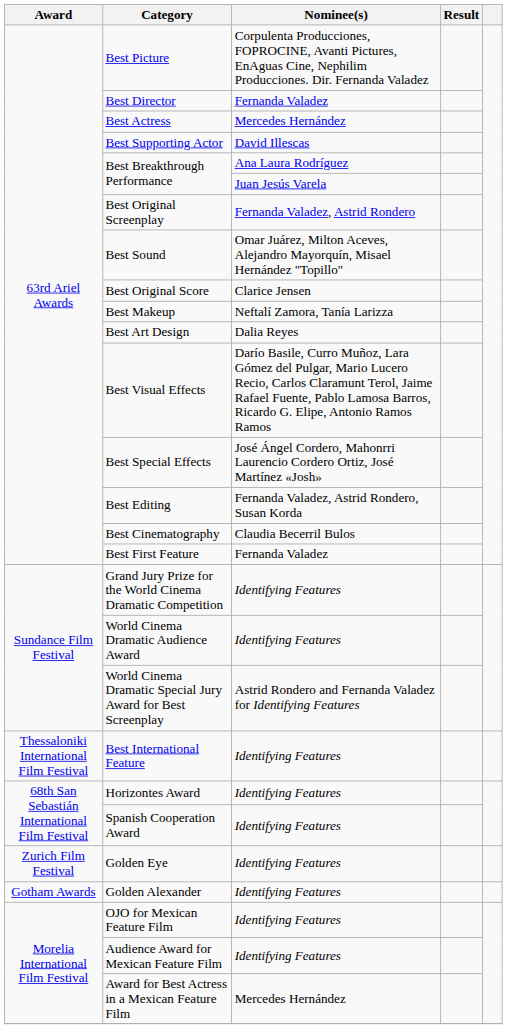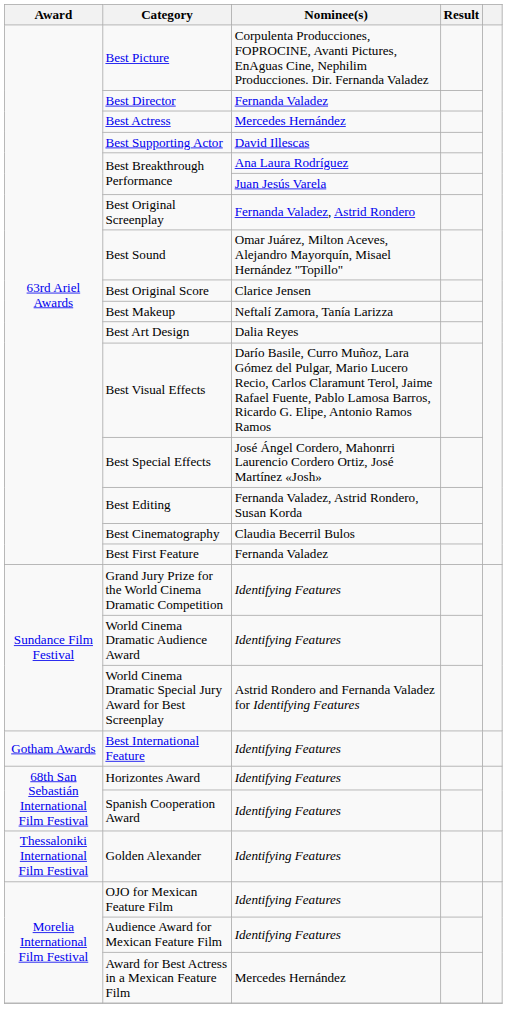(53, 755) Thessaloniki International Film Festival -> (53, 748) Gotham Awards
- row: (137, 863)
(53, 891) Gotham Awards -> (53, 856) Thessaloniki International Film Festival
